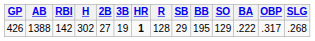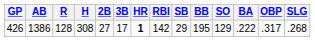columns swapped: (161, 12) <-> (64, 12)
(39, 28) 1388 -> (39, 28) 1386
(86, 28) 302 -> (85, 28) 308
(123, 28) 19 -> (122, 28) 17
